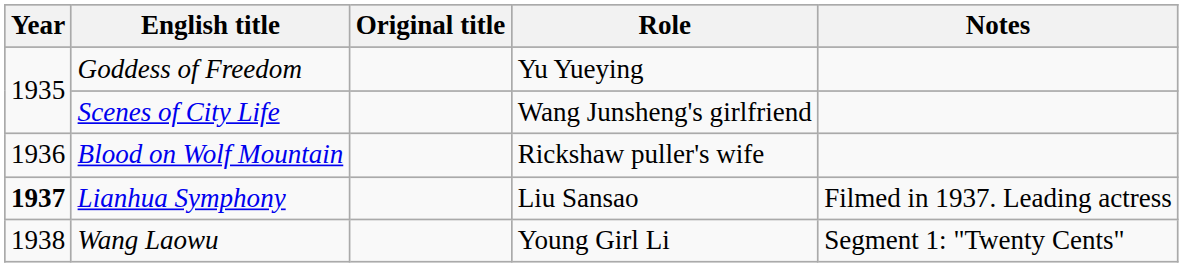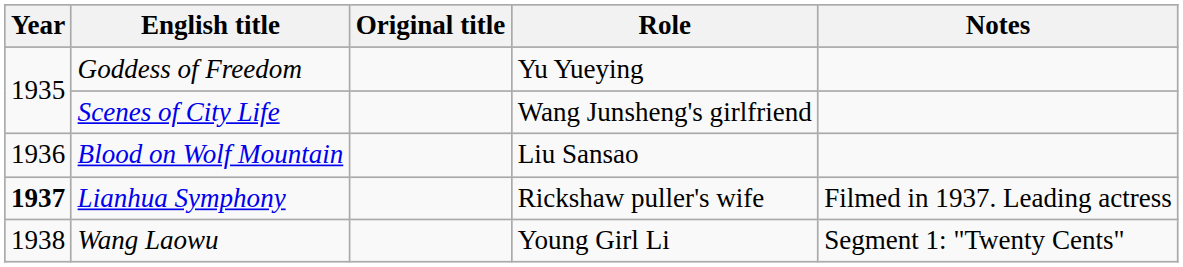(641, 154) Rickshaw puller's wife -> (578, 154) Liu Sansao
(578, 197) Liu Sansao -> (641, 197) Rickshaw puller's wife
